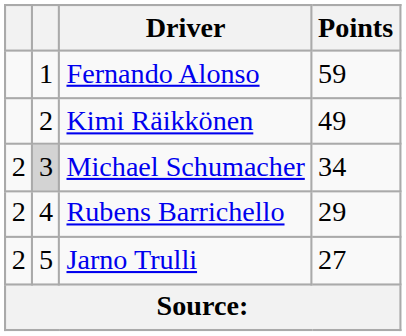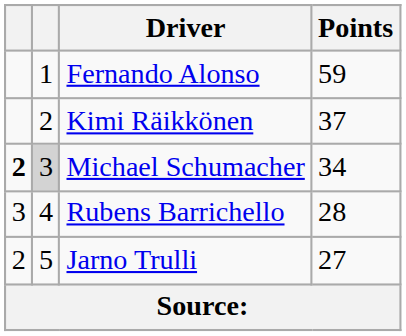(332, 120) 49 -> (332, 120) 37
(19, 166) normal -> (19, 166) bold
(19, 213) 2 -> (19, 213) 3
(332, 213) 29 -> (332, 213) 28
